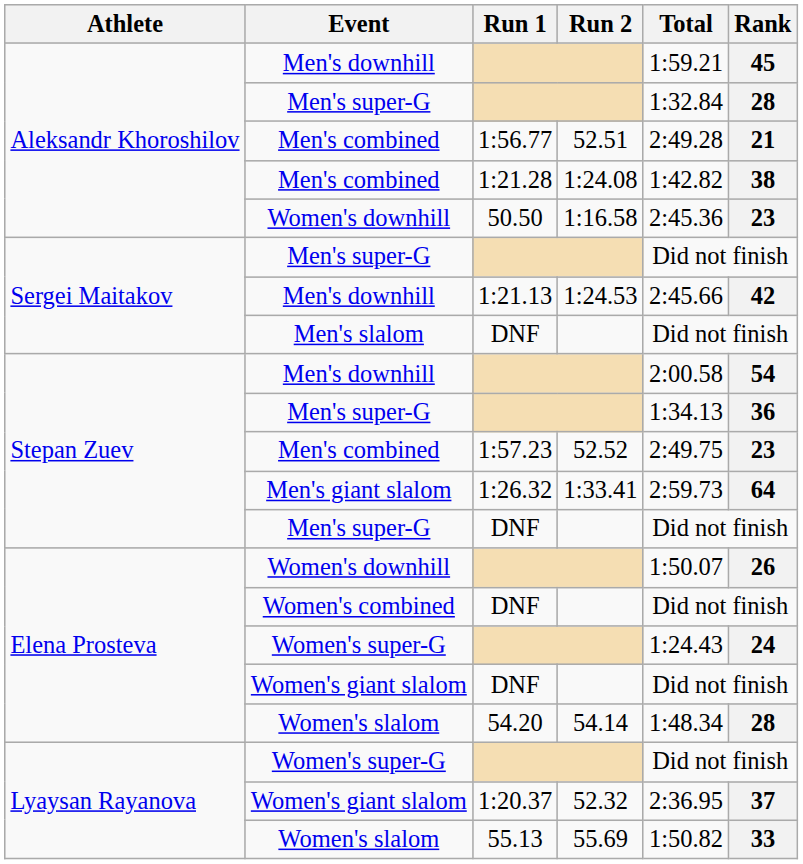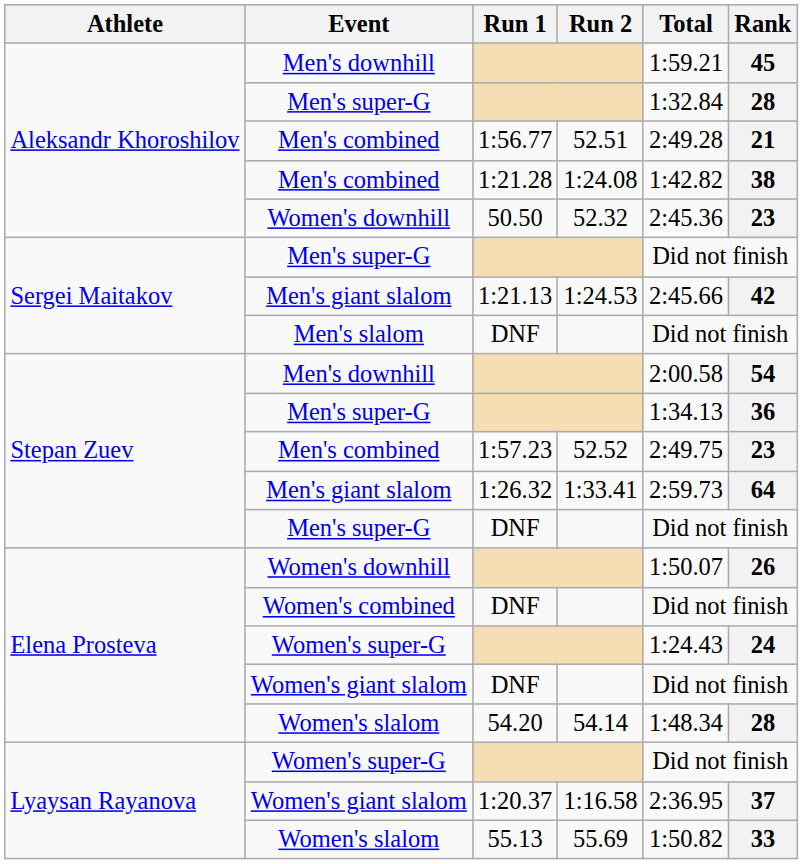(601, 218) 1:16.58 -> (601, 218) 52.32
(359, 295) Men's downhill -> (359, 295) Men's giant slalom
(601, 800) 52.32 -> (601, 800) 1:16.58
